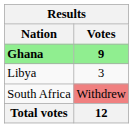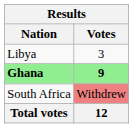rows swapped: (25, 53) <-> (22, 73)
